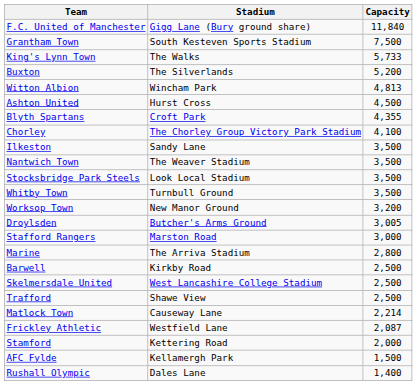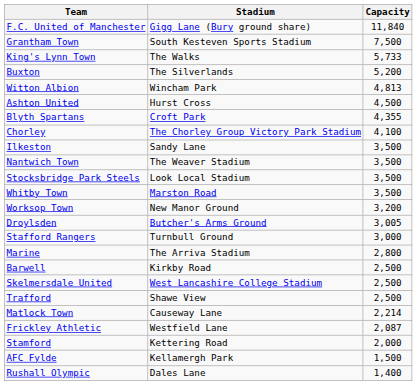(192, 192) Turnbull Ground -> (183, 192) Marston Road
(183, 238) Marston Road -> (192, 238) Turnbull Ground
